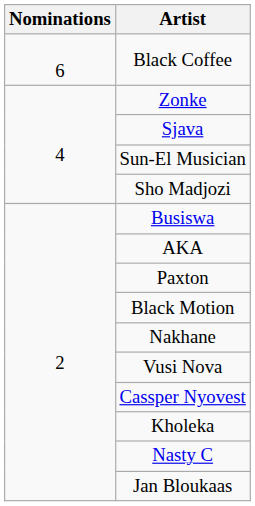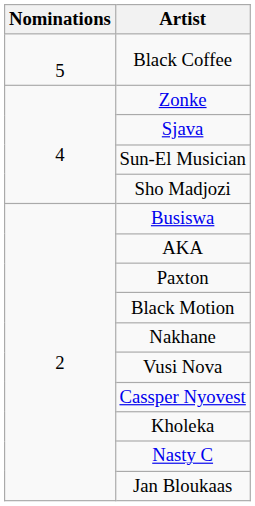(60, 70) 6 -> (60, 70) 5
